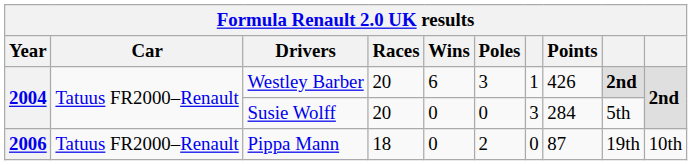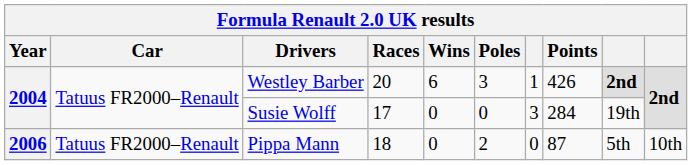(382, 113) 20 -> (382, 113) 17
(618, 113) 5th -> (623, 113) 19th
(623, 144) 19th -> (618, 144) 5th
